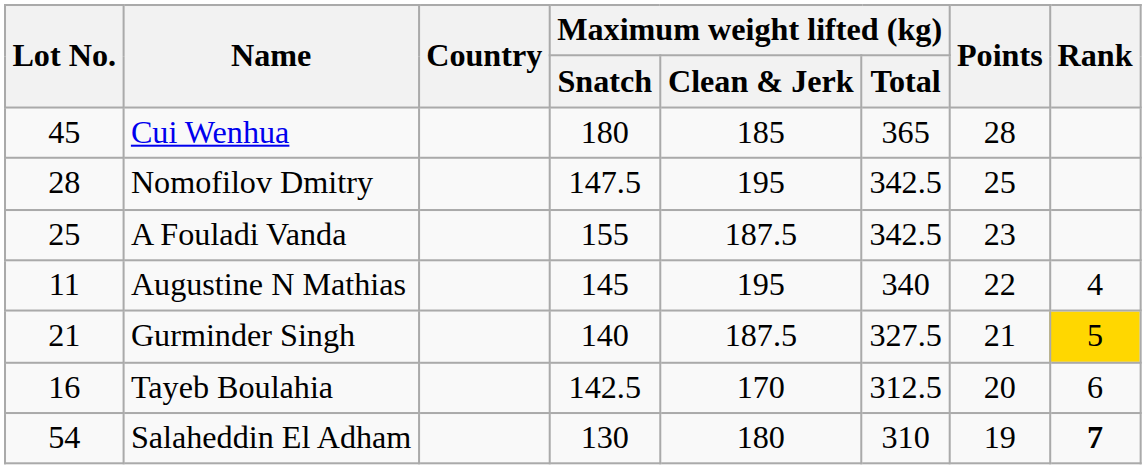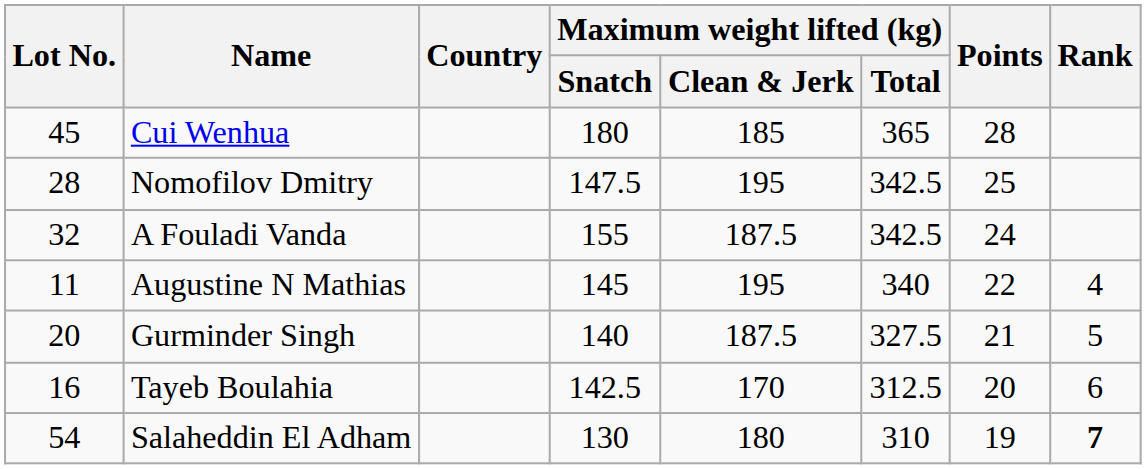(64, 234) 25 -> (64, 234) 32
(1000, 234) 23 -> (1000, 234) 24
(64, 336) 21 -> (64, 336) 20
(1095, 336) gold background -> (1095, 336) no background
